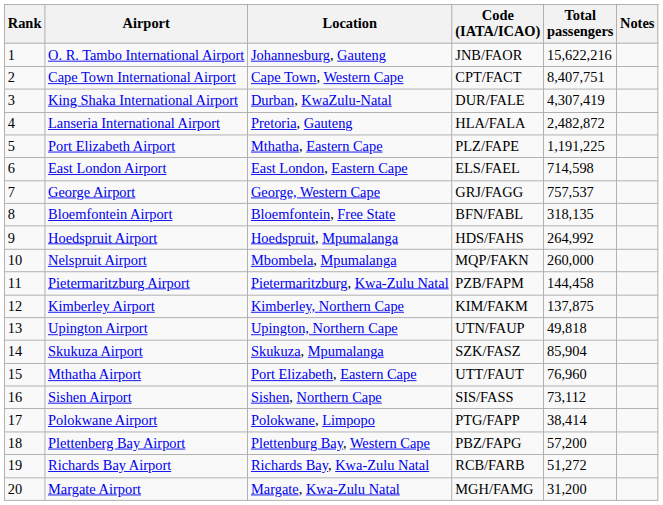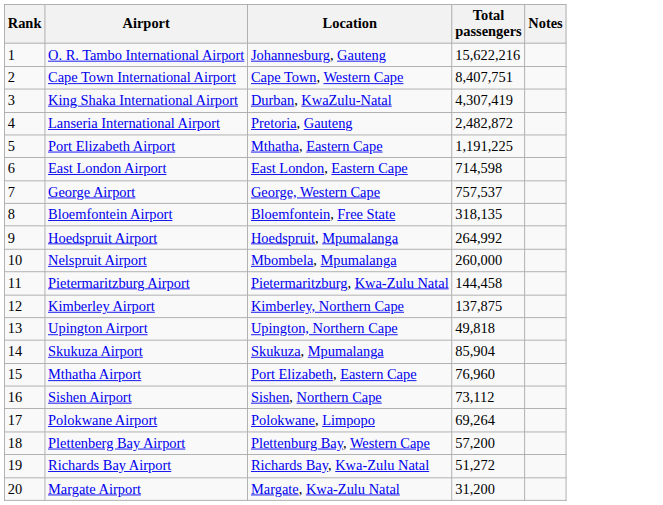- column: (498, 24)
(567, 420) 38,414 -> (475, 420) 69,264
